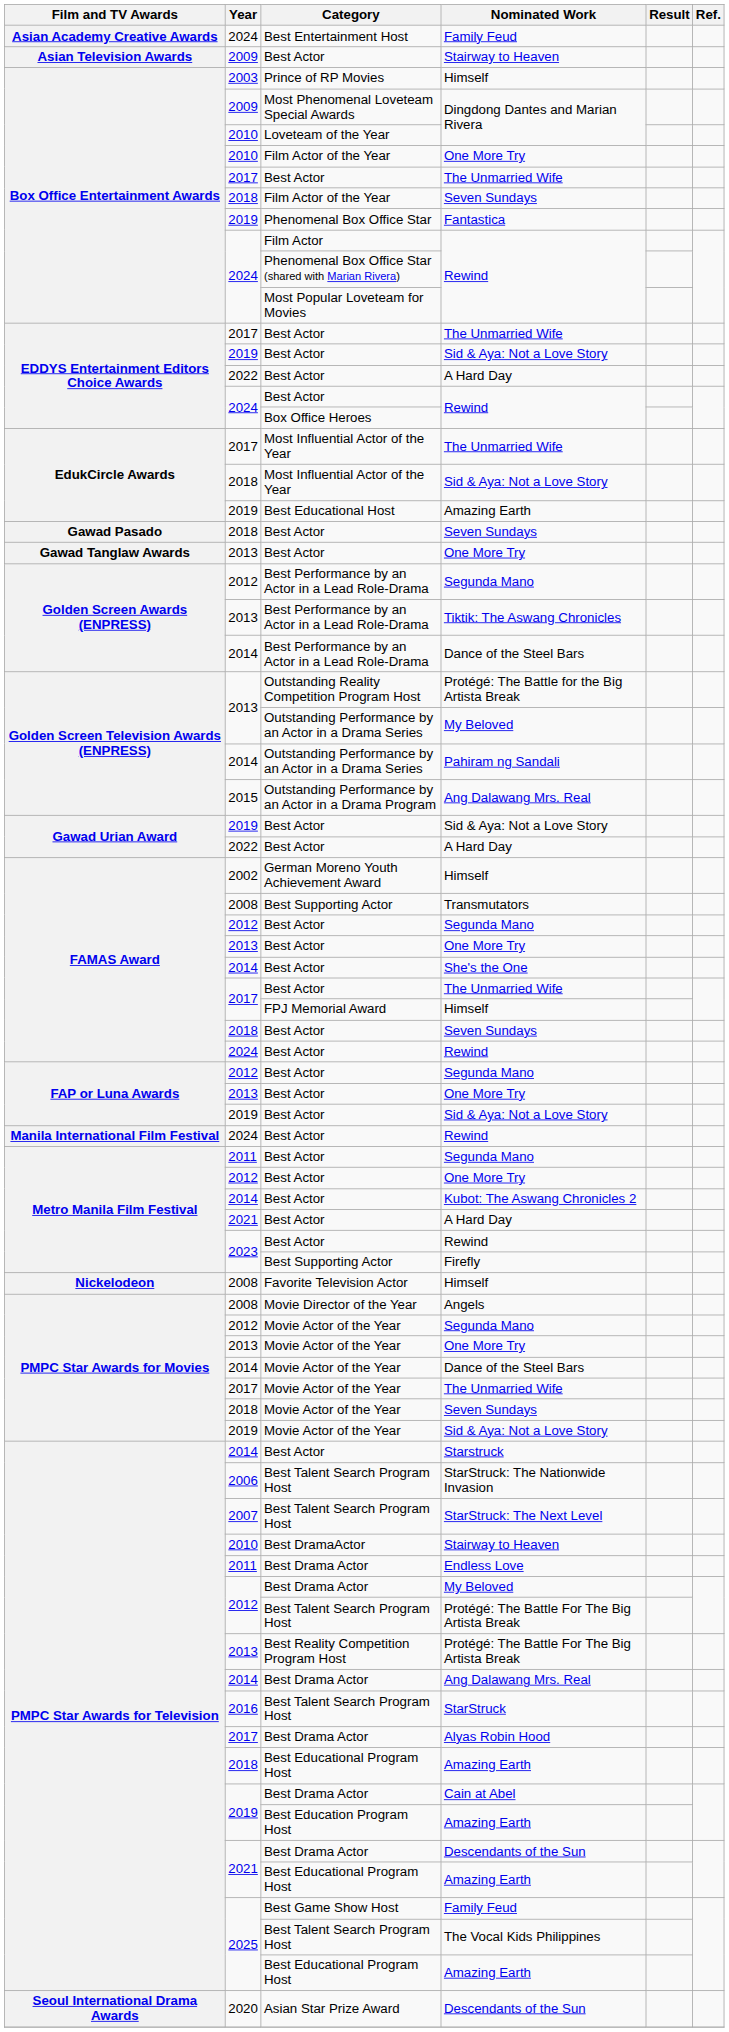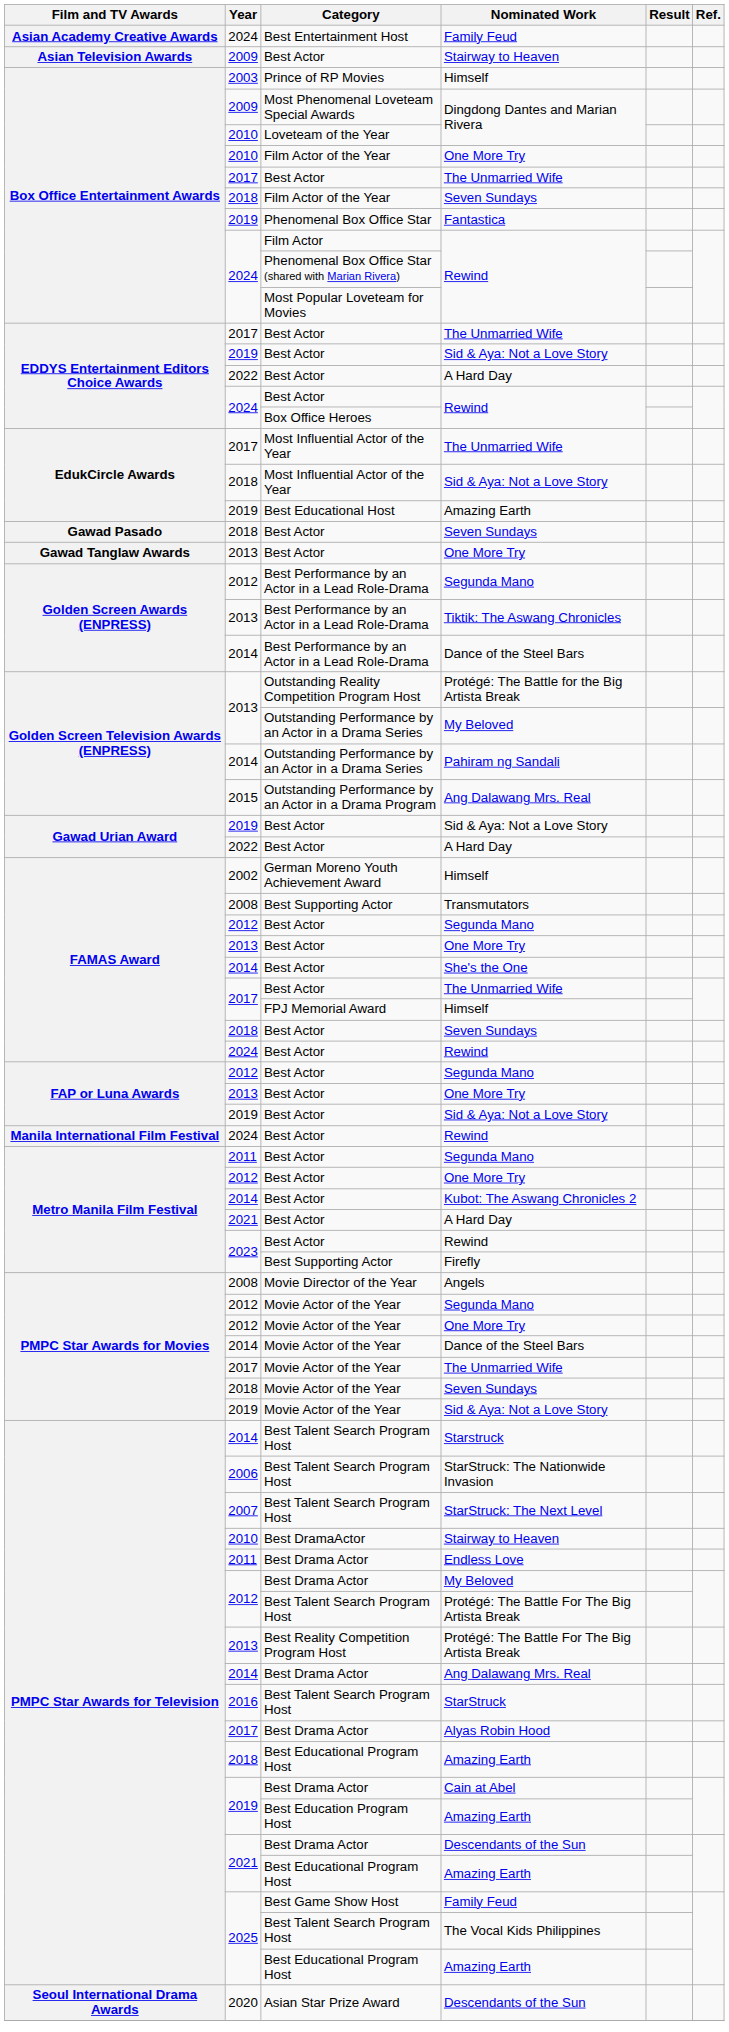- row: (115, 1283)
(243, 1346) 2013 -> (243, 1325) 2012
(294, 1451) Best Actor -> (347, 1438) Best Talent Search Program Host
